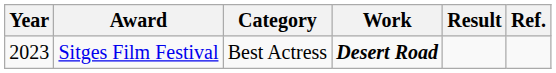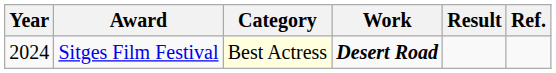(29, 52) 2023 -> (29, 52) 2024
(277, 52) no background -> (277, 52) lightyellow background
